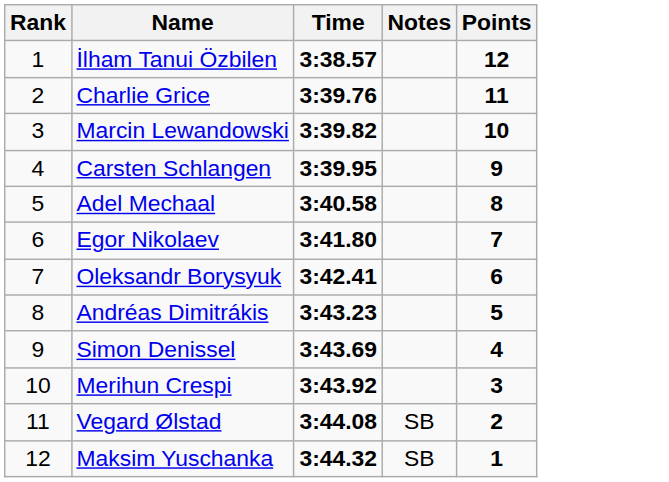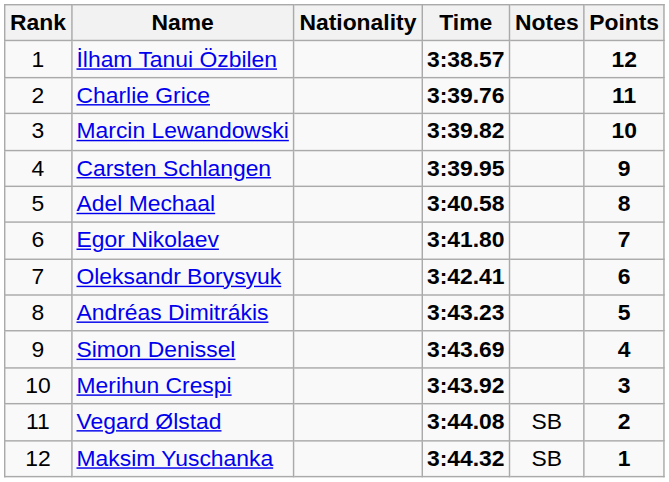+ column: (358, 22)
